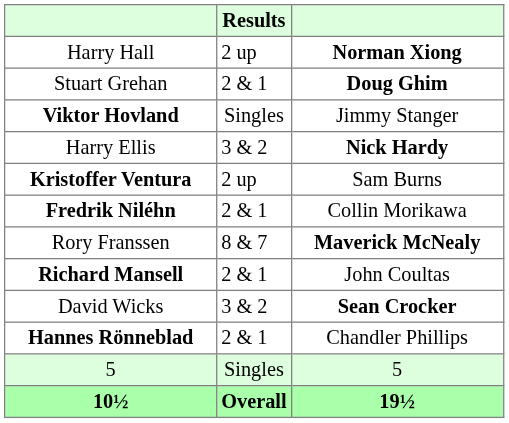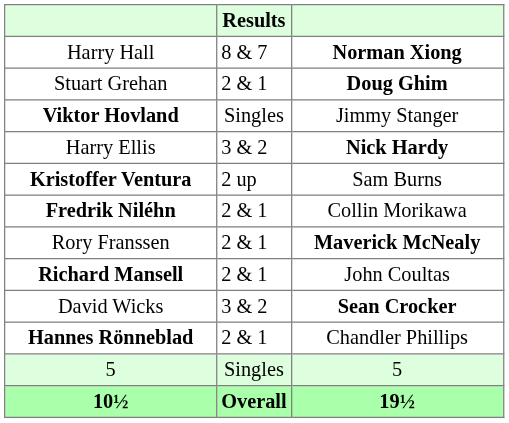(239, 52) 2 up -> (244, 52) 8 & 7
(244, 242) 8 & 7 -> (244, 242) 2 & 1
